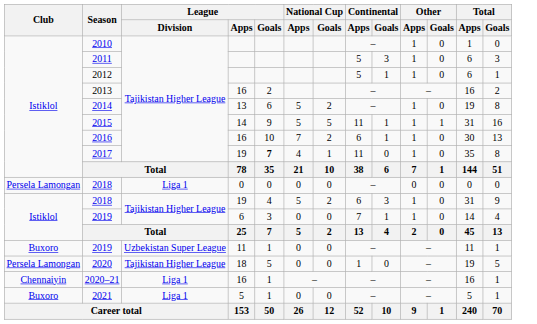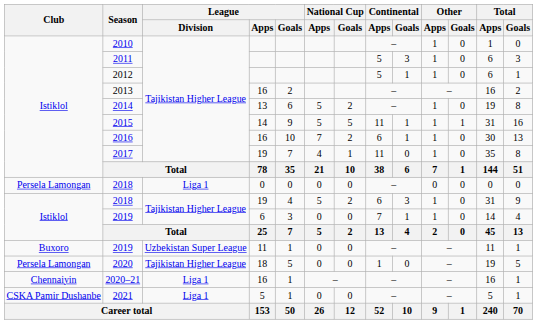(269, 153) bold -> (290, 153) normal
(43, 295) Buxoro -> (54, 295) CSKA Pamir Dushanbe
